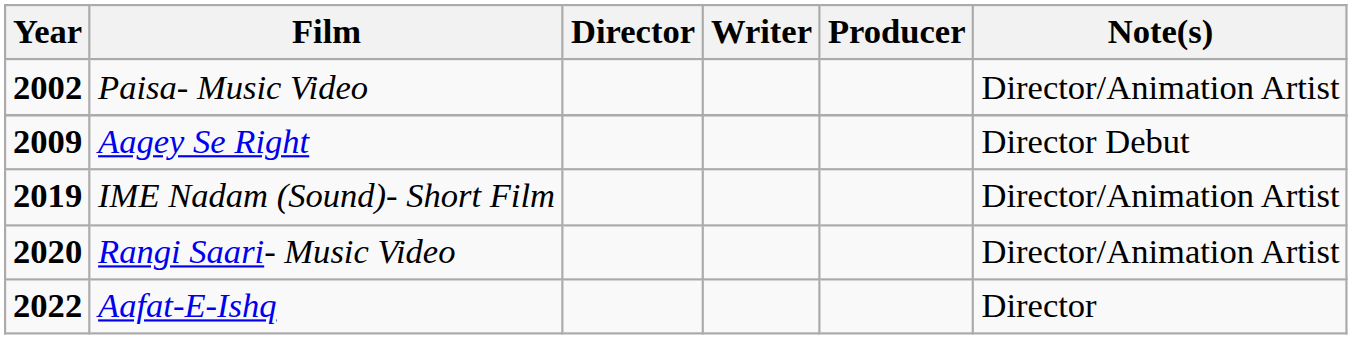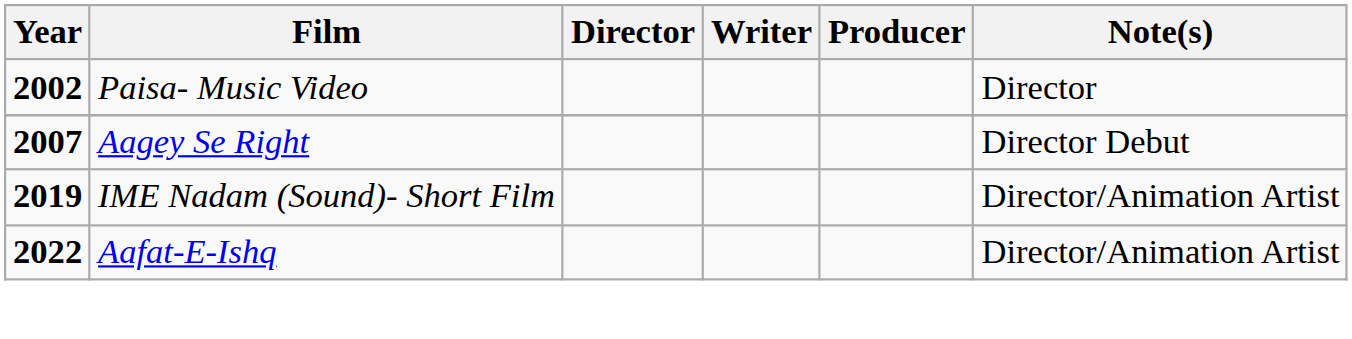(1160, 86) Director/Animation Artist -> (1039, 86) Director
(48, 141) 2009 -> (48, 141) 2007
- row: (277, 251)
(1039, 305) Director -> (1160, 251) Director/Animation Artist
